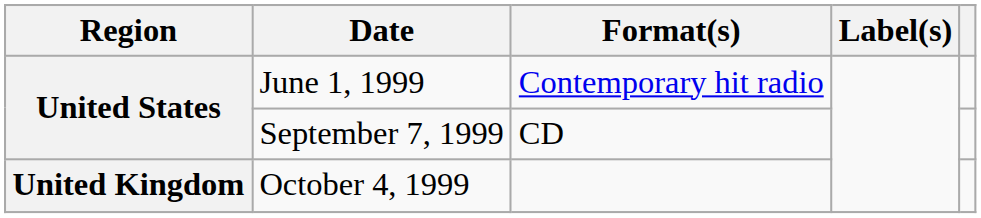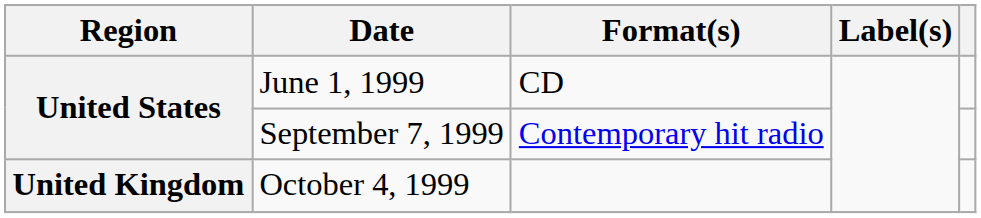(671, 81) Contemporary hit radio -> (541, 81) CD
(541, 133) CD -> (671, 133) Contemporary hit radio
